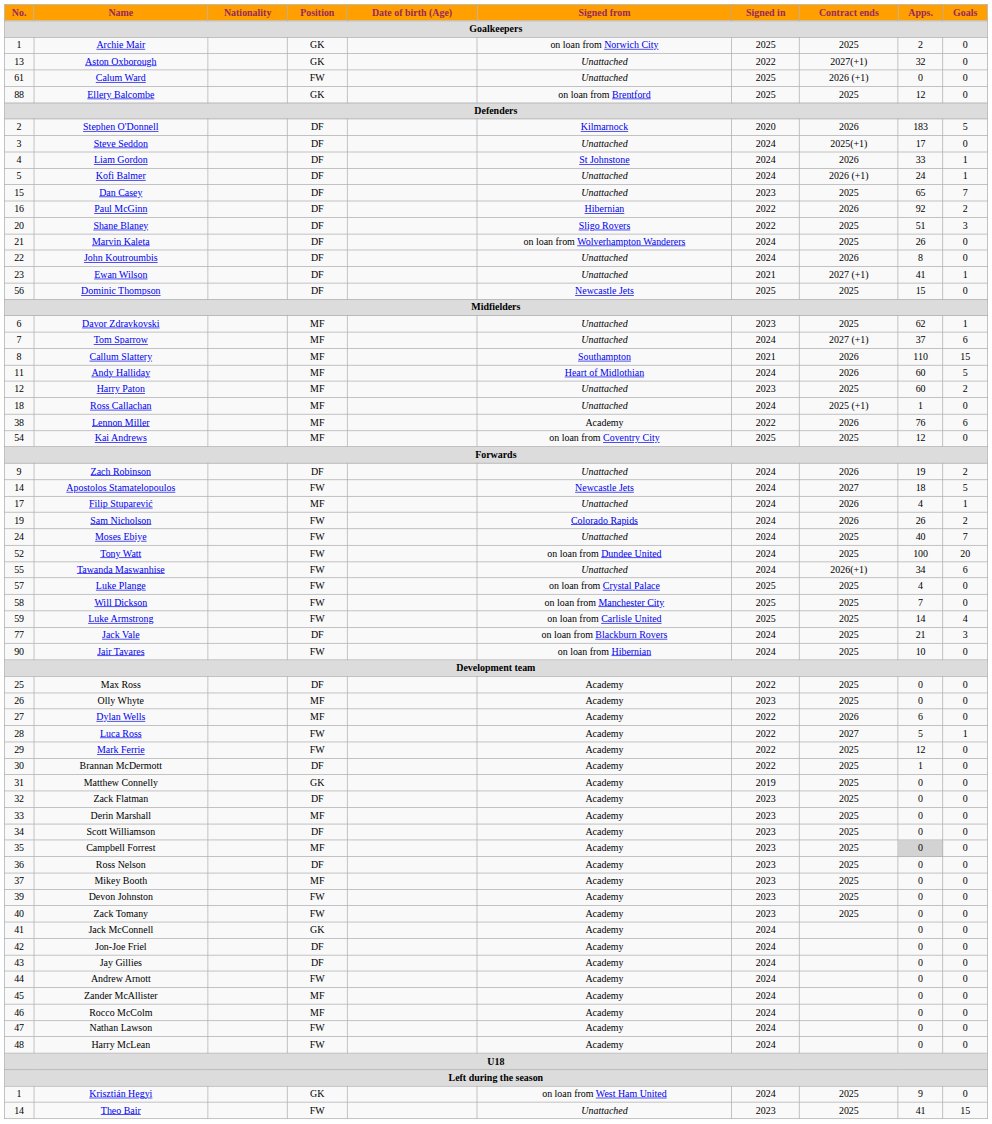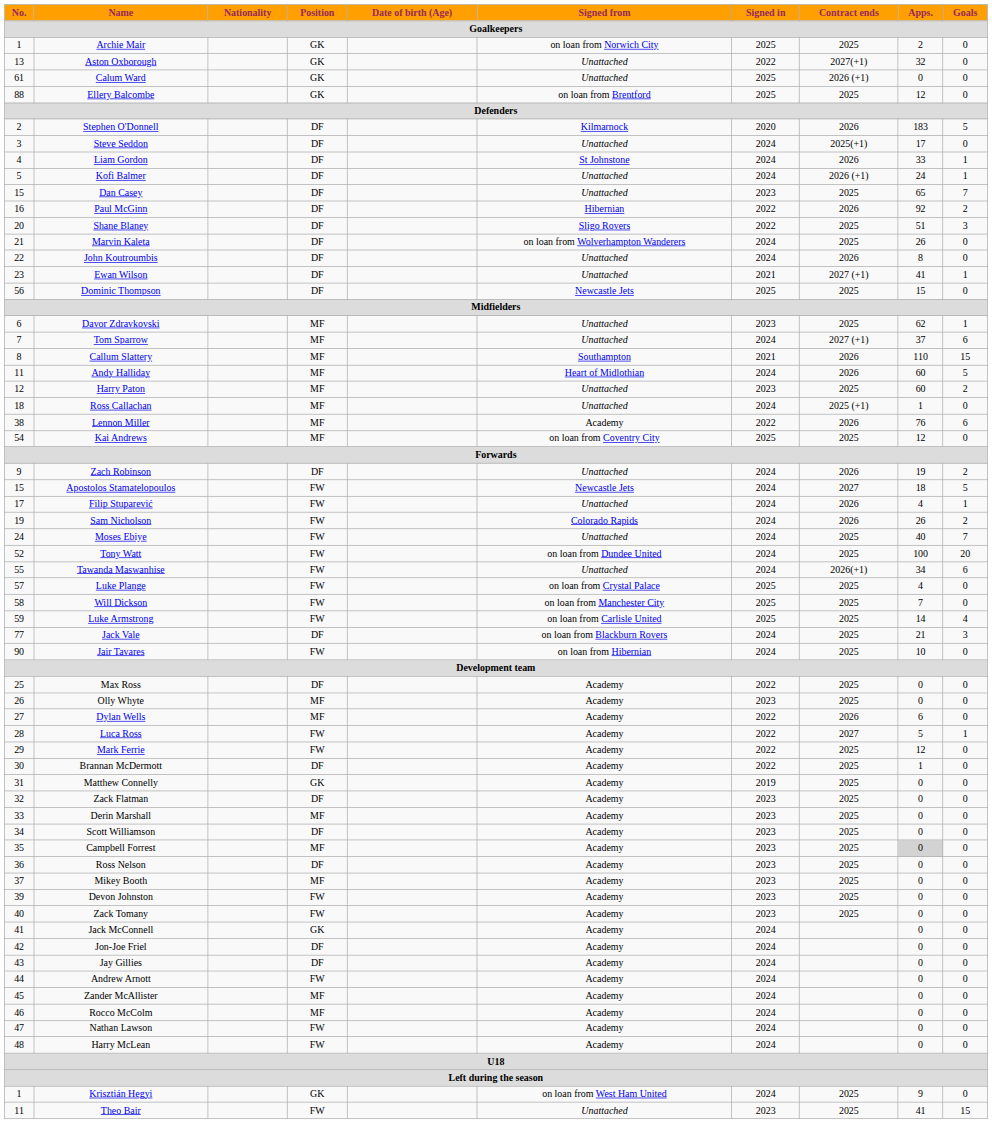(317, 78) FW -> (317, 78) GK
(19, 488) 14 -> (19, 488) 15
(317, 504) MF -> (317, 504) FW
(19, 1111) 14 -> (19, 1111) 11
